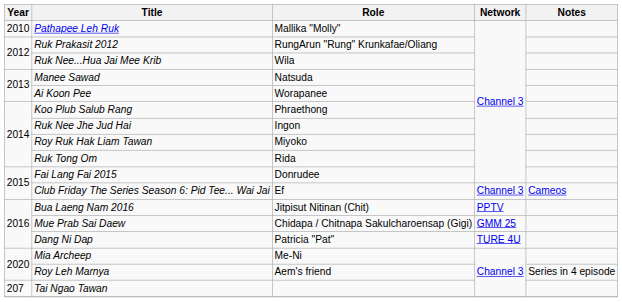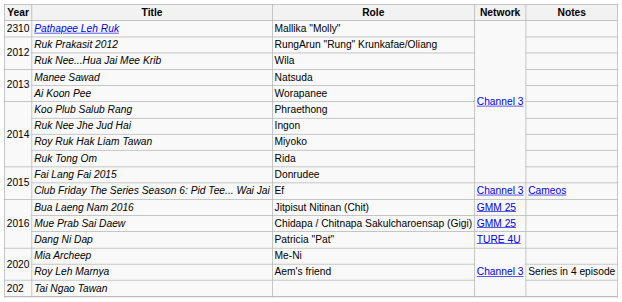(18, 28) 2010 -> (18, 28) 2310
(490, 207) PPTV -> (496, 207) GMM 25
(15, 288) 207 -> (15, 288) 202
